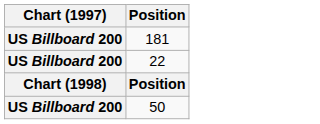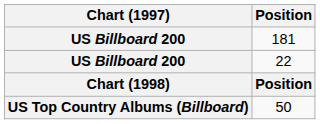(65, 107) US Billboard 200 -> (128, 107) US Top Country Albums (Billboard)
